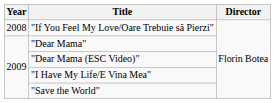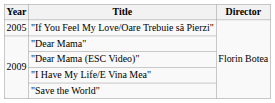(17, 28) 2008 -> (17, 28) 2005
